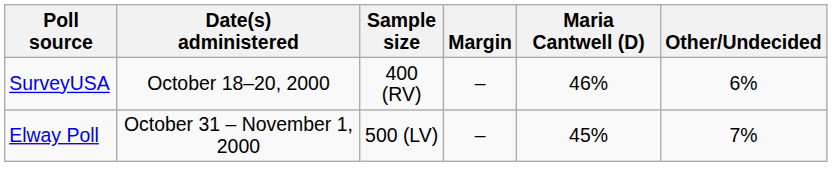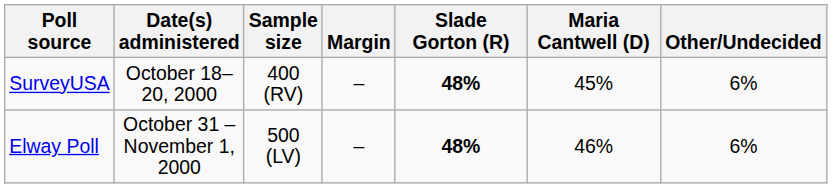+ column: (461, 31)
(589, 84) 46% -> (594, 84) 45%
(589, 136) 45% -> (594, 147) 46%
(743, 136) 7% -> (743, 147) 6%
